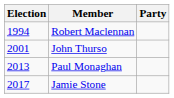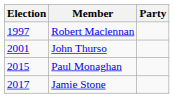(18, 31) 1994 -> (18, 31) 1997
(18, 66) 2013 -> (18, 66) 2015
